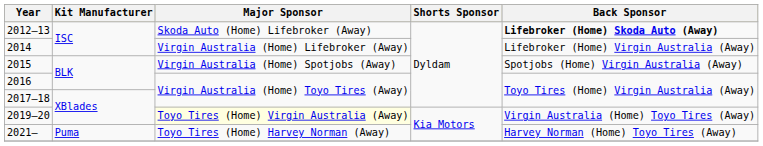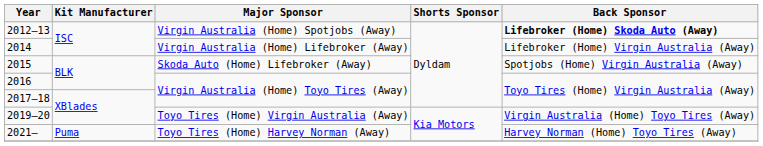(265, 30) Skoda Auto (Home) Lifebroker (Away) -> (277, 30) Virgin Australia (Home) Spotjobs (Away)
(277, 64) Virgin Australia (Home) Spotjobs (Away) -> (265, 64) Skoda Auto (Home) Lifebroker (Away)
(283, 115) lightyellow background -> (283, 115) no background
